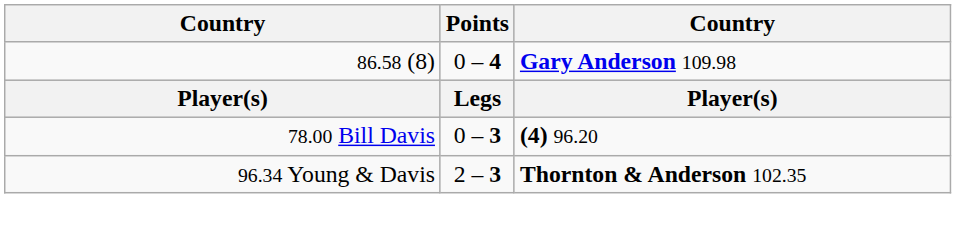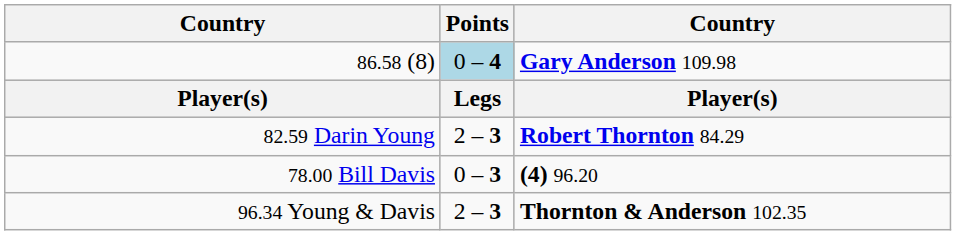(477, 60) no background -> (477, 60) lightblue background
+ row: (349, 135)
